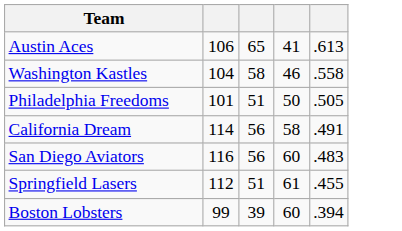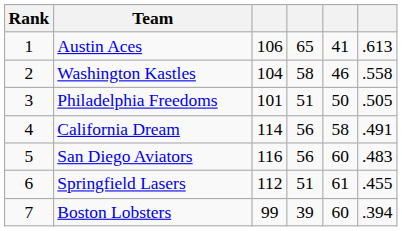+ column: (29, 18)
